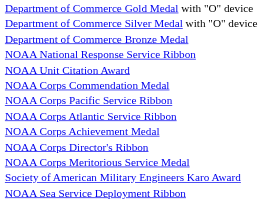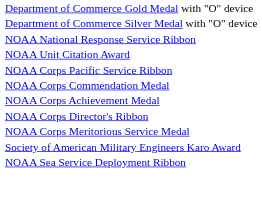- row: (97, 39)
rows swapped: (87, 85) <-> (89, 100)
- row: (91, 116)
